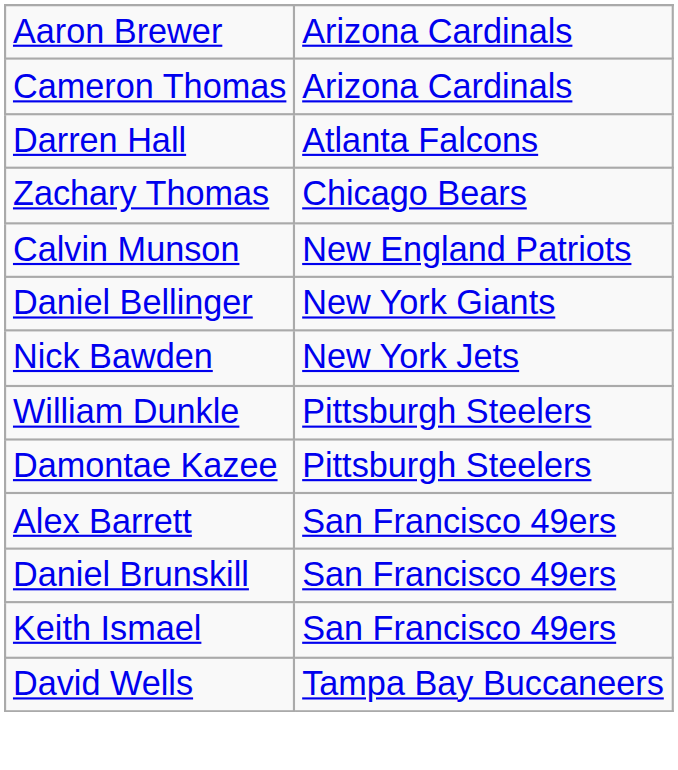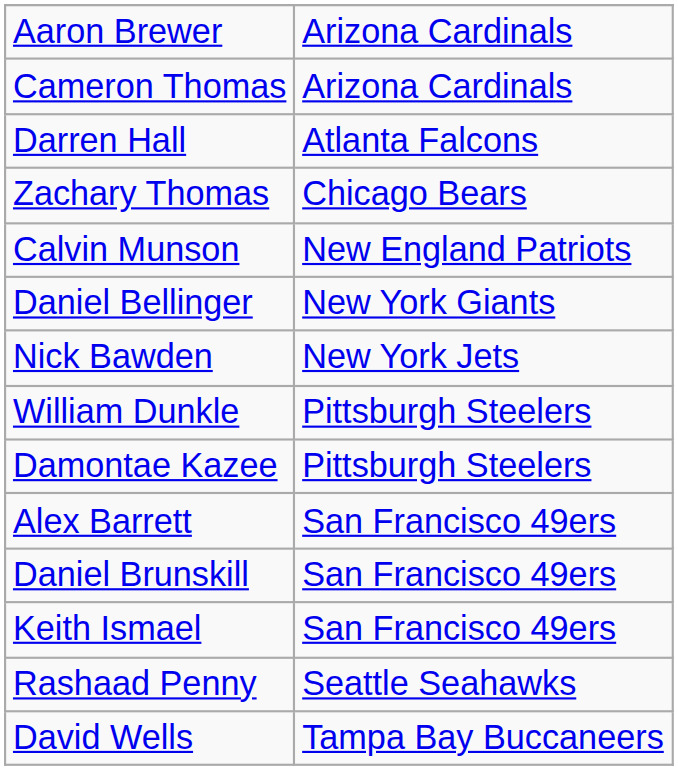+ row: (135, 683)
